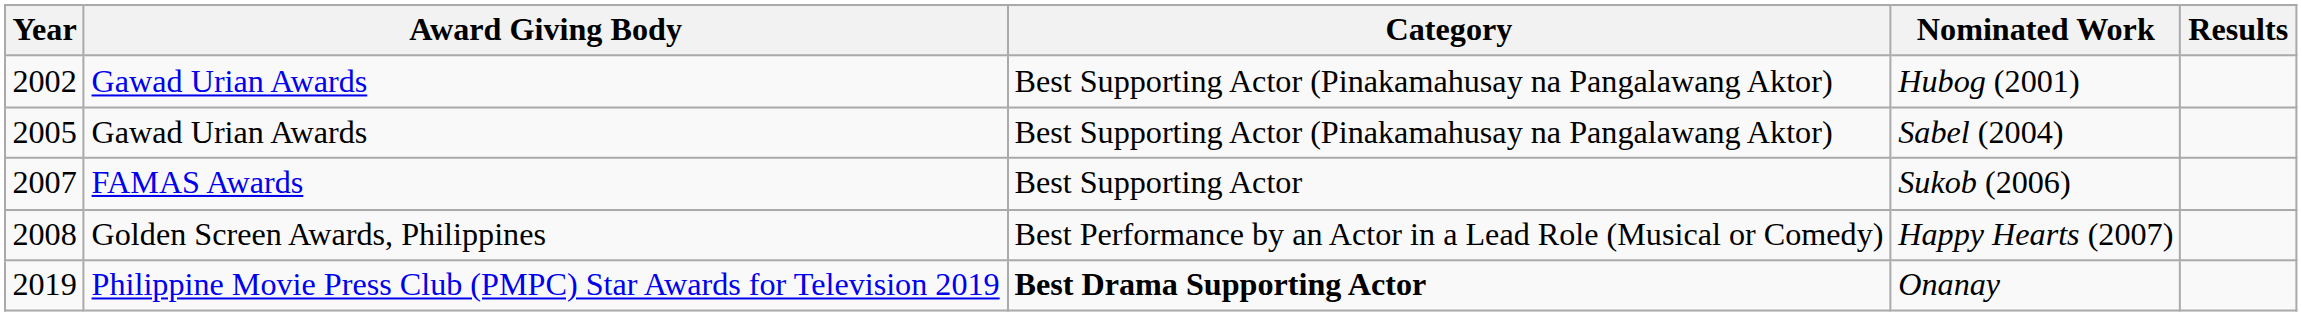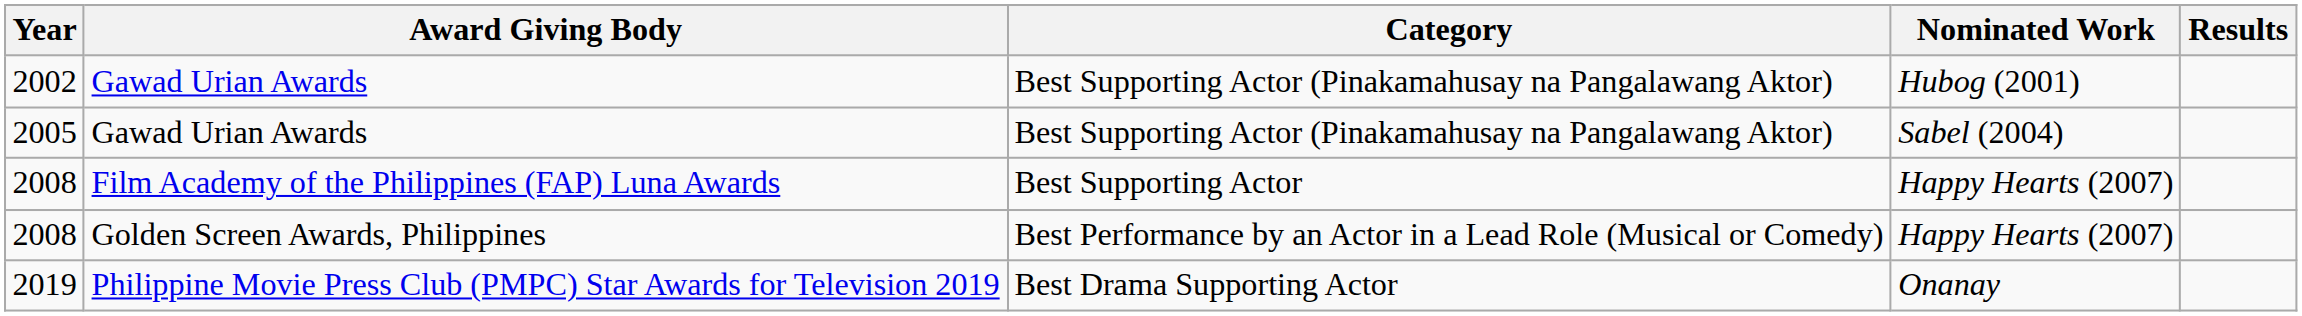- row: (45, 183)
+ row: (45, 183)
(1220, 285) bold -> (1206, 285) normal
